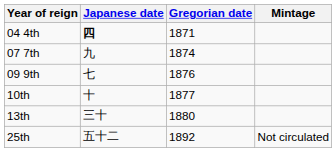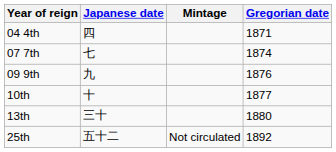columns swapped: (211, 13) <-> (293, 13)
(89, 33) bold -> (89, 33) normal
(89, 53) 九 -> (89, 53) 七
(89, 74) 七 -> (89, 74) 九
